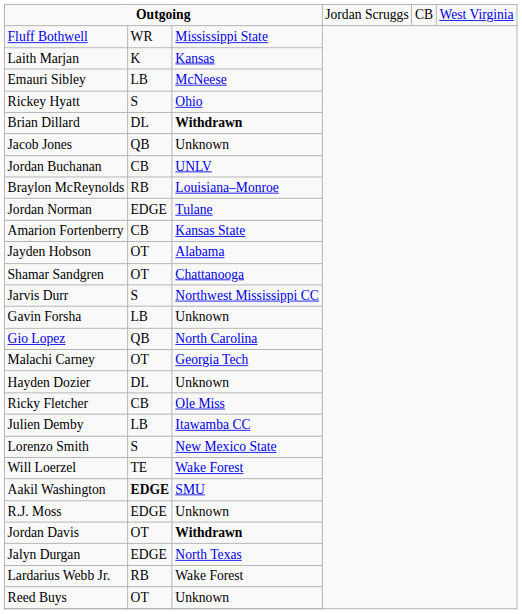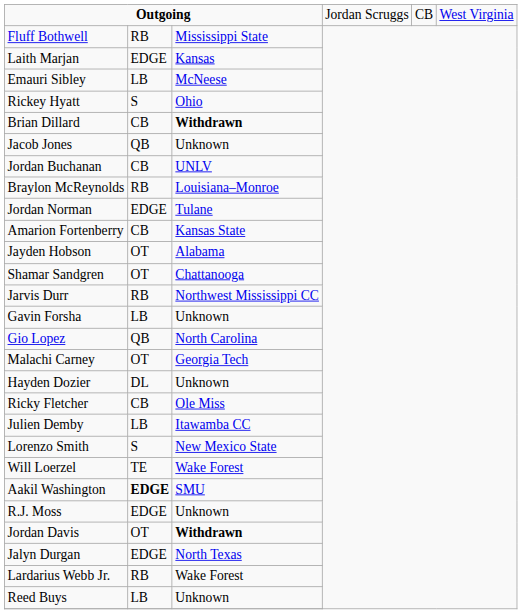(142, 36) WR -> (140, 36) RB
(135, 58) K -> (149, 58) EDGE
(140, 123) DL -> (140, 123) CB
(134, 295) S -> (140, 295) RB
(140, 597) OT -> (139, 597) LB
